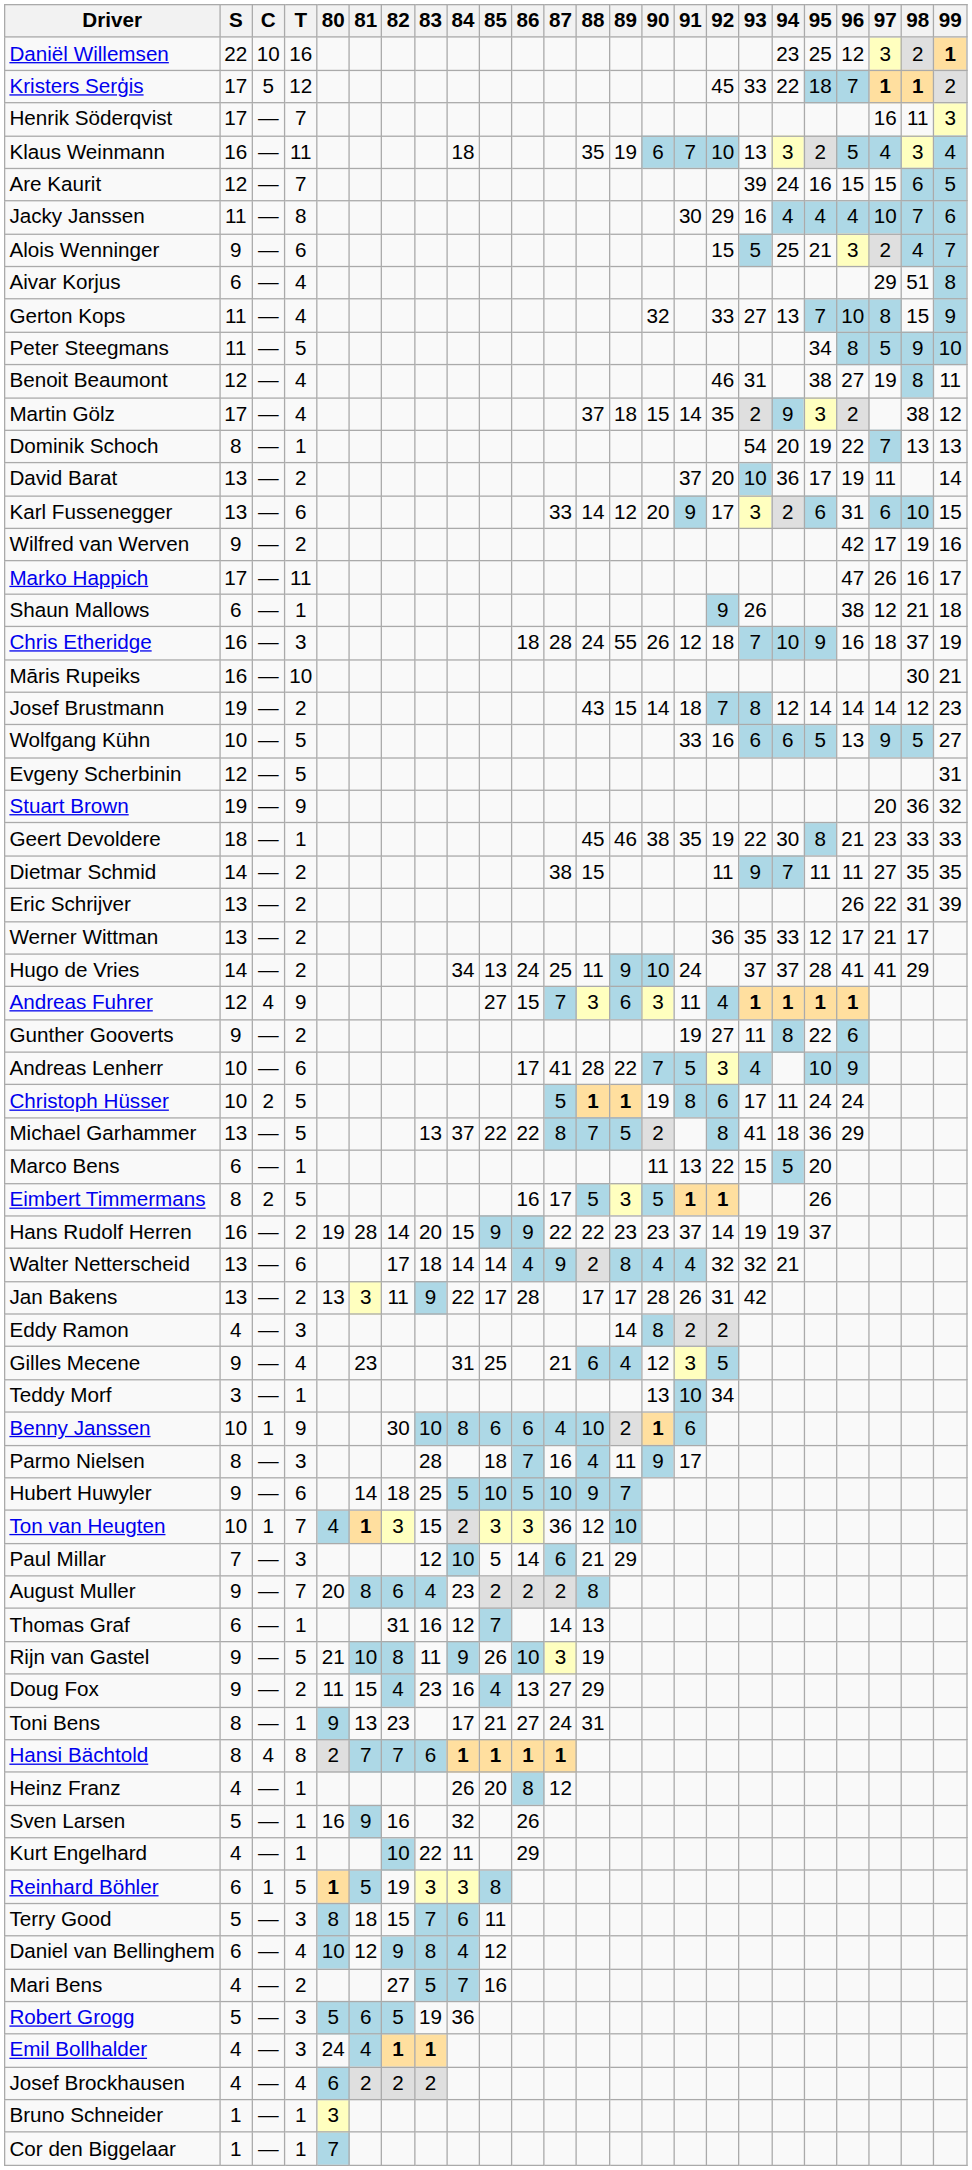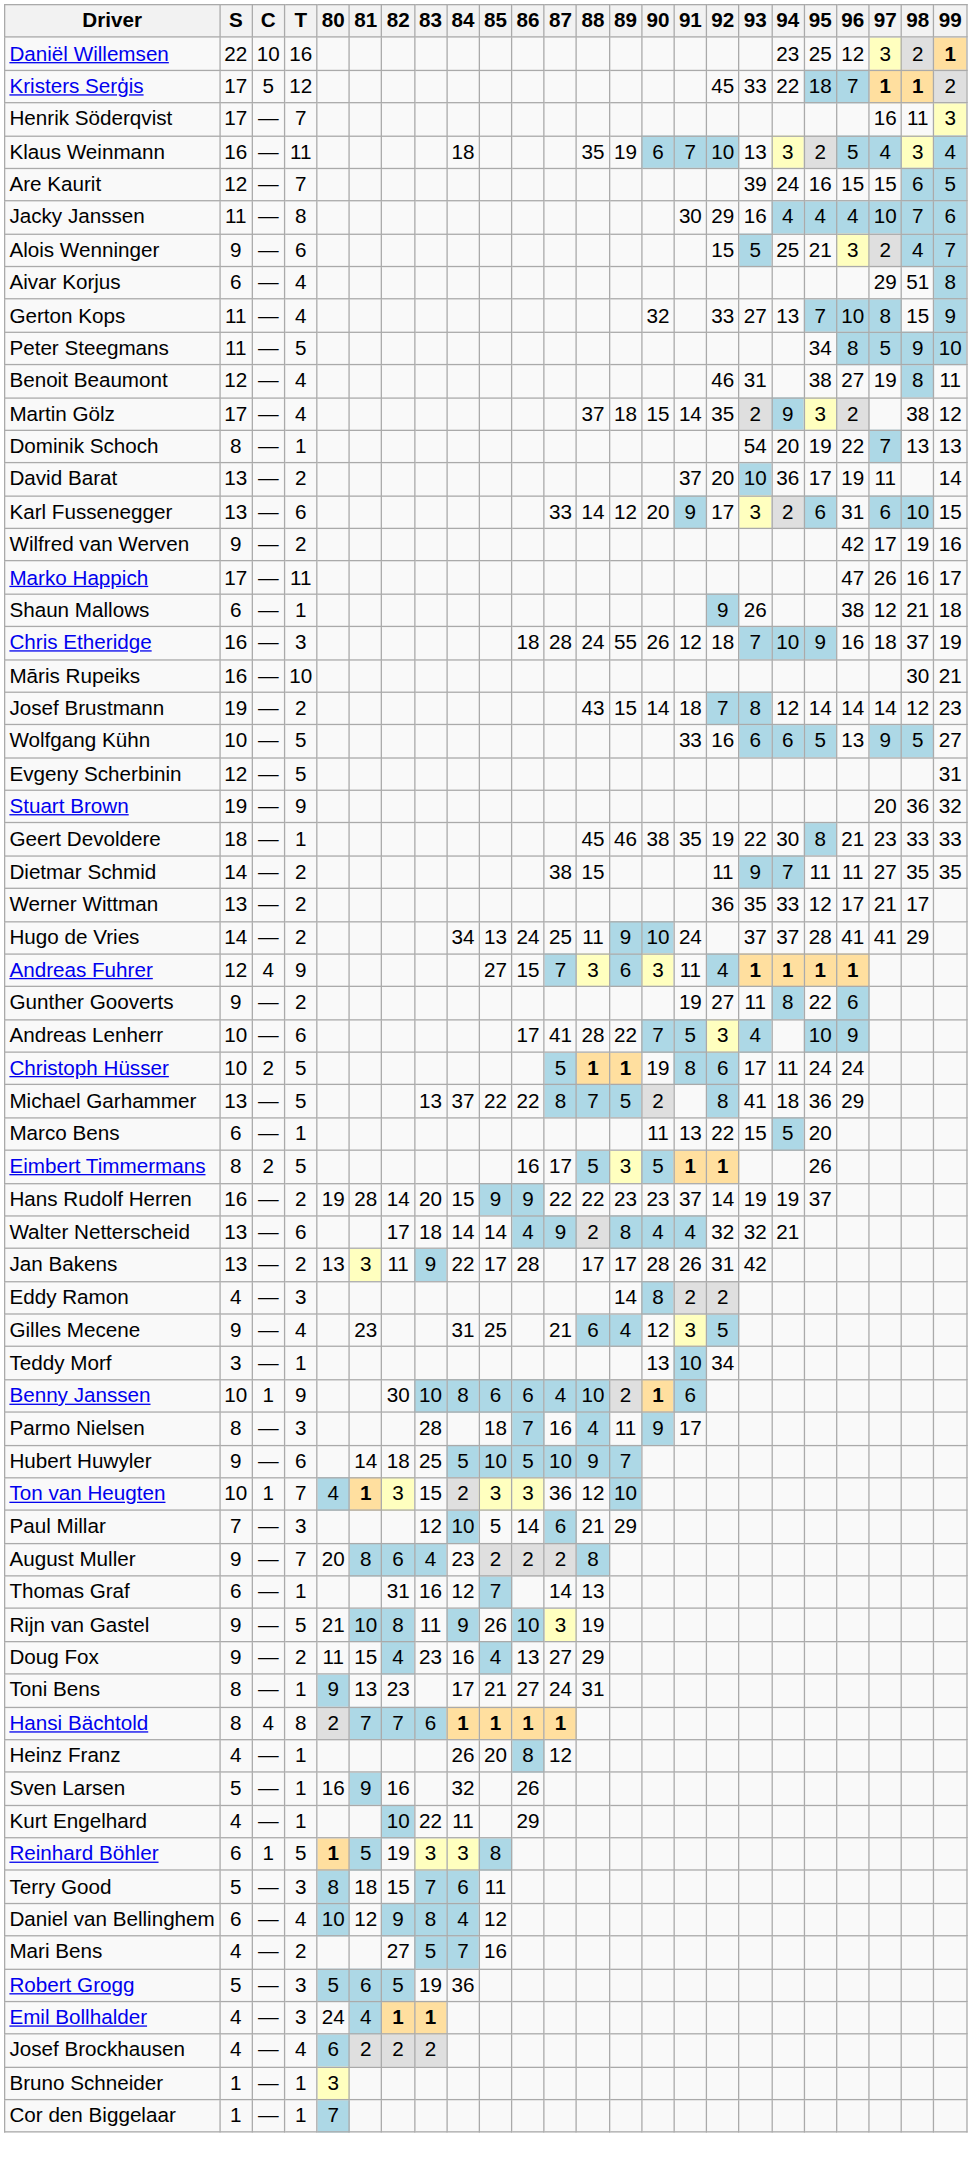- row: (70, 904)
